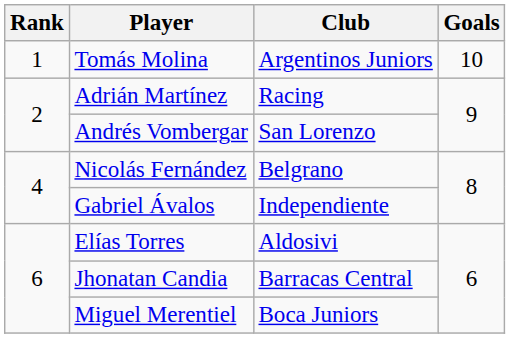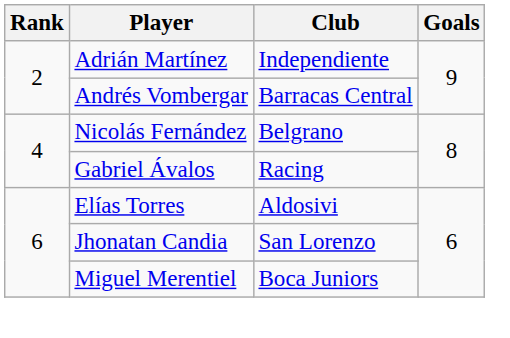- row: (141, 59)
(291, 95) Racing -> (324, 59) Independiente
(317, 132) San Lorenzo -> (336, 95) Barracas Central
(324, 205) Independiente -> (291, 168) Racing
(336, 278) Barracas Central -> (317, 242) San Lorenzo
